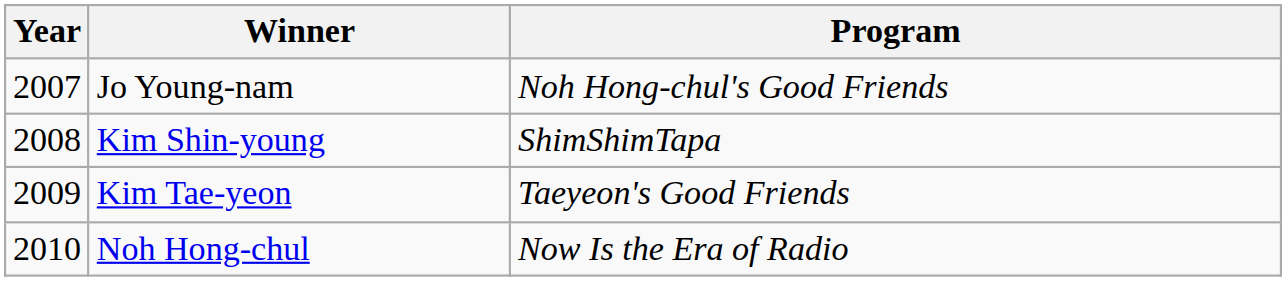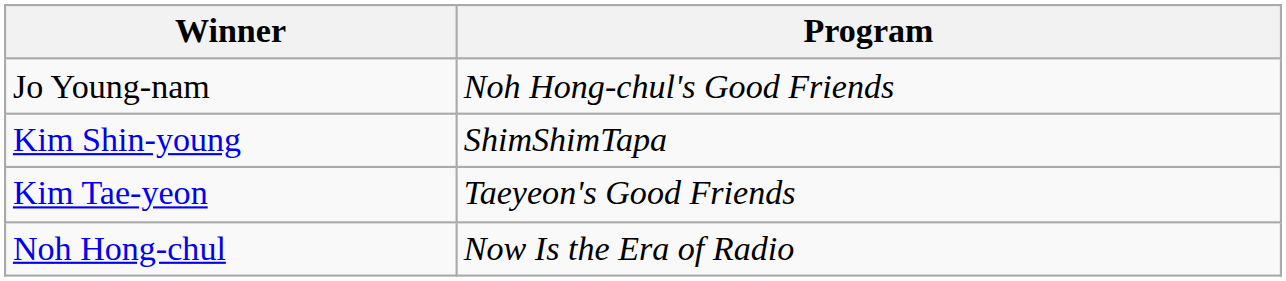- column: (47, 31)
